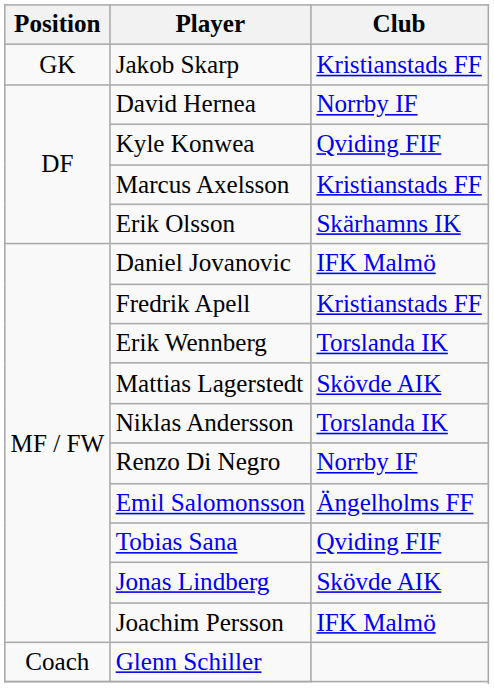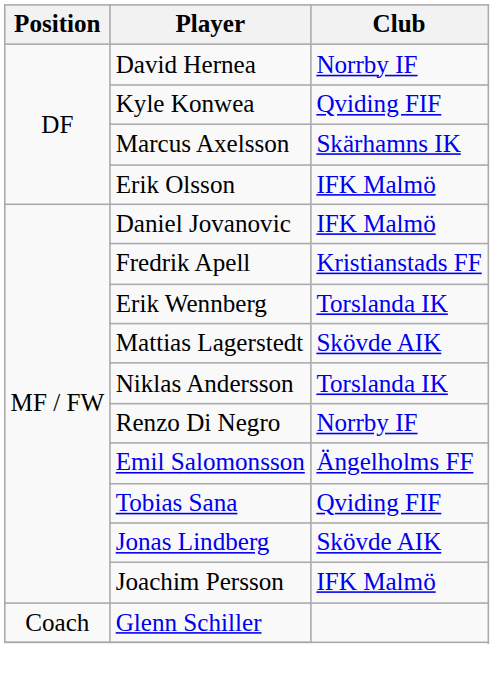- row: (177, 64)
(399, 183) Kristianstads FF -> (389, 144) Skärhamns IK
(389, 223) Skärhamns IK -> (376, 183) IFK Malmö
